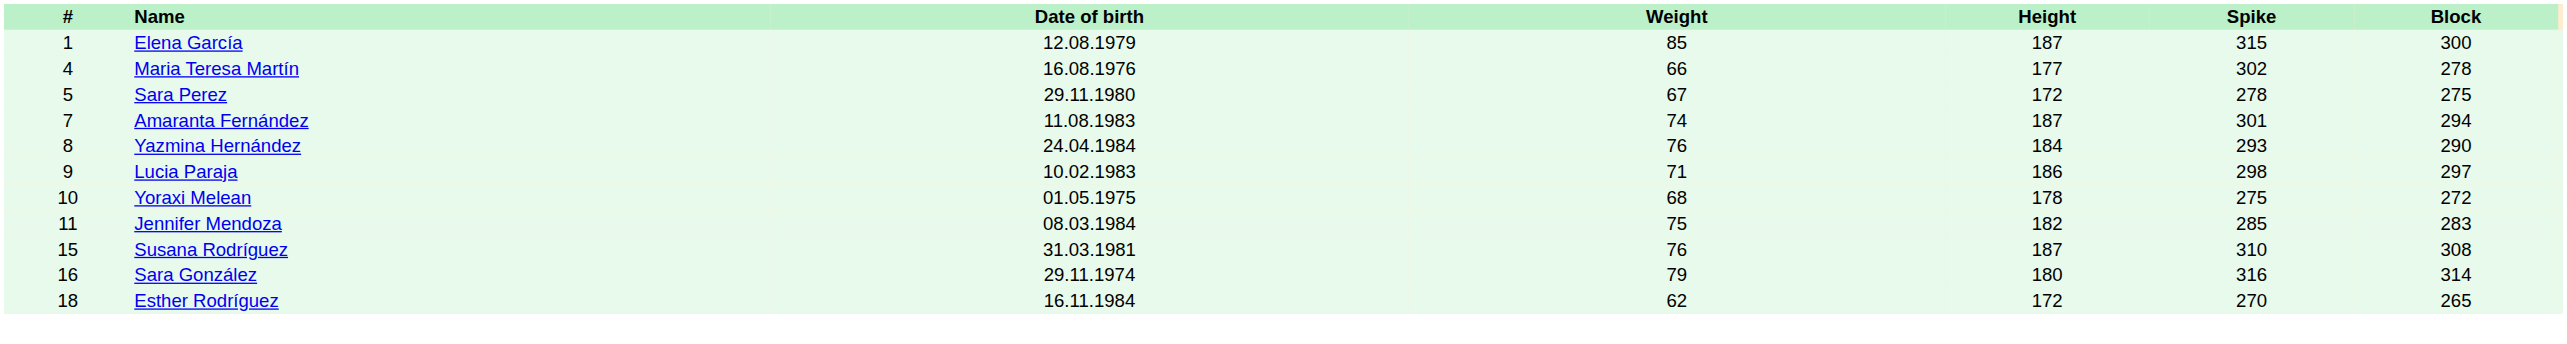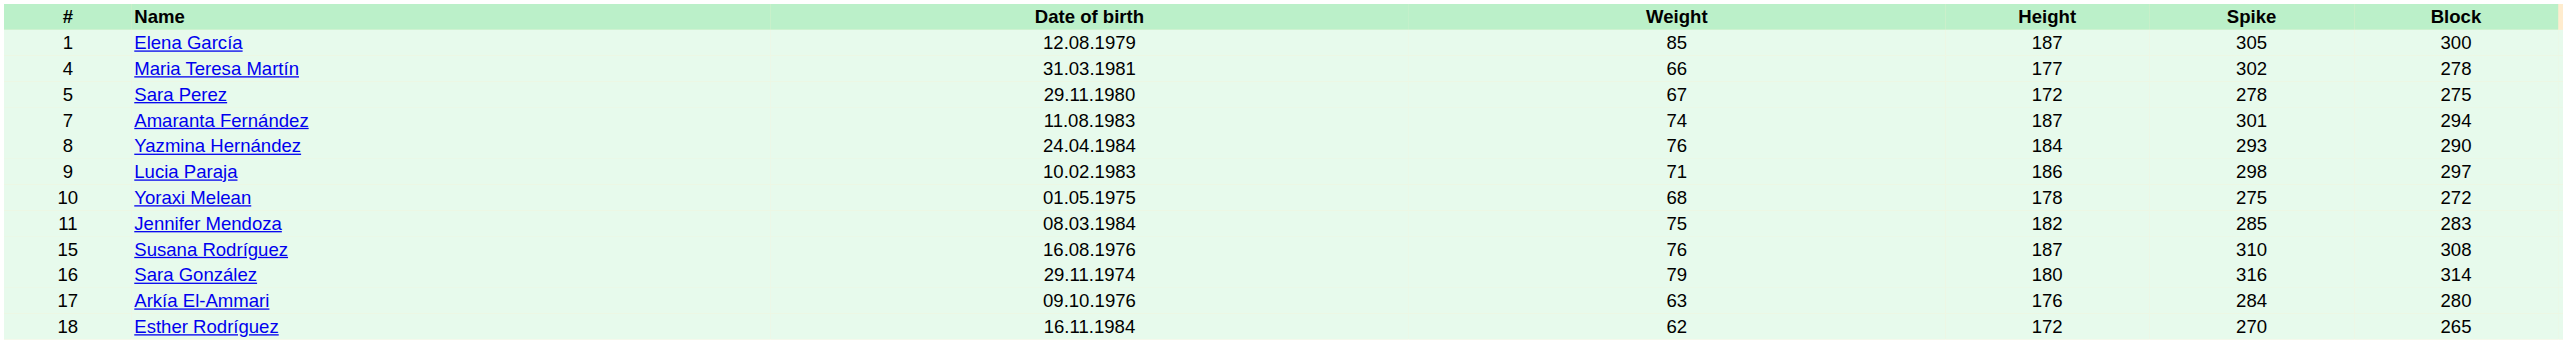(2252, 43) 315 -> (2252, 43) 305
(1089, 68) 16.08.1976 -> (1089, 68) 31.03.1981
(1089, 249) 31.03.1981 -> (1089, 249) 16.08.1976
+ row: (202, 301)
